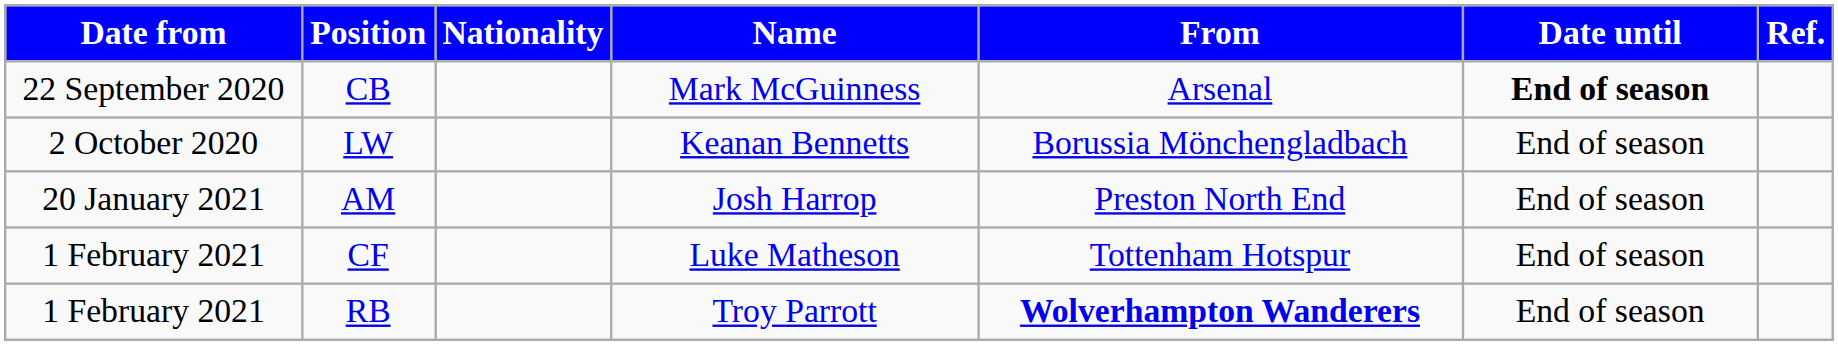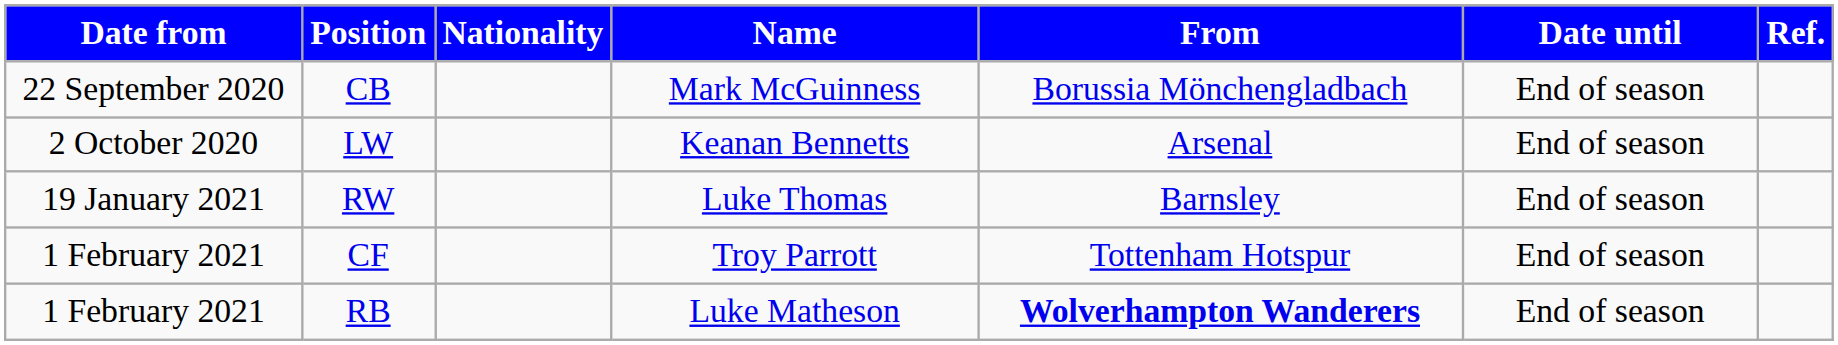(1220, 88) Arsenal -> (1220, 88) Borussia Mönchengladbach
(1610, 88) bold -> (1610, 88) normal
(1220, 143) Borussia Mönchengladbach -> (1220, 143) Arsenal
+ row: (368, 199)
- row: (368, 199)
(795, 254) Luke Matheson -> (795, 254) Troy Parrott
(795, 310) Troy Parrott -> (795, 310) Luke Matheson
